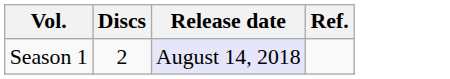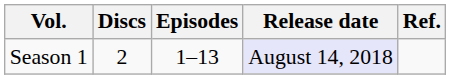+ column: (197, 21)
